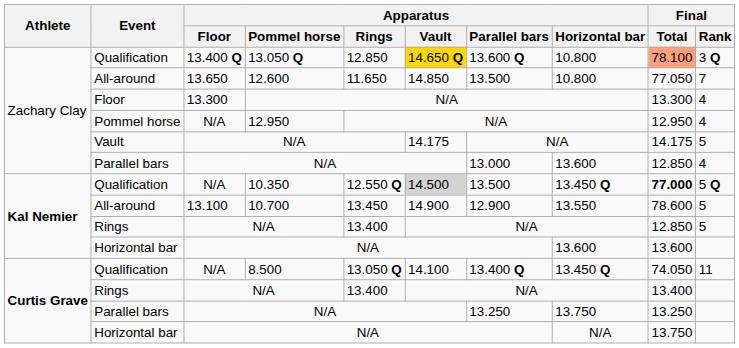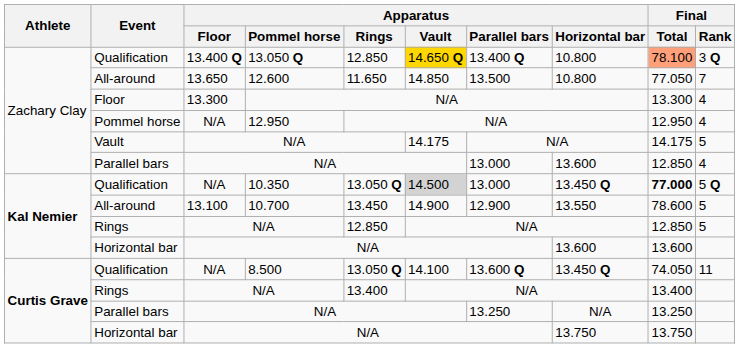(497, 58) 13.600 Q -> (497, 58) 13.400 Q
(374, 185) 12.550 Q -> (374, 185) 13.050 Q
(490, 185) 13.500 -> (490, 185) 13.000
(367, 227) 13.400 -> (367, 227) 12.850
(497, 269) 13.400 Q -> (497, 269) 13.600 Q
(576, 312) 13.750 -> (600, 312) N/A
(600, 333) N/A -> (576, 333) 13.750
